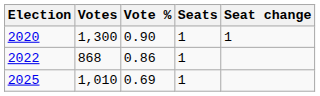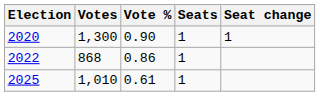(140, 80) 0.69 -> (140, 80) 0.61
